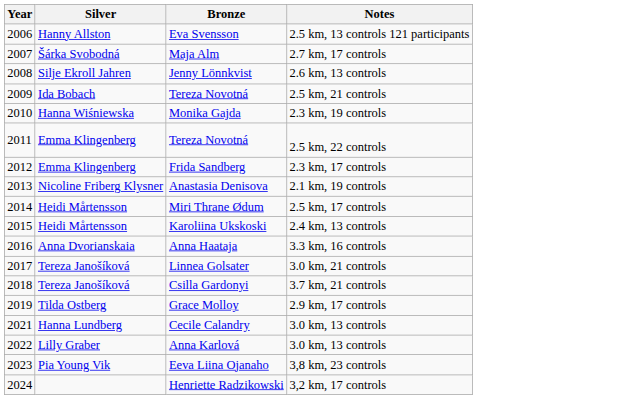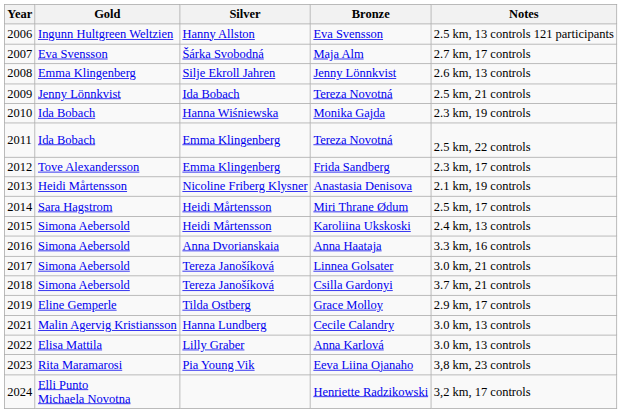+ column: (107, 14)
